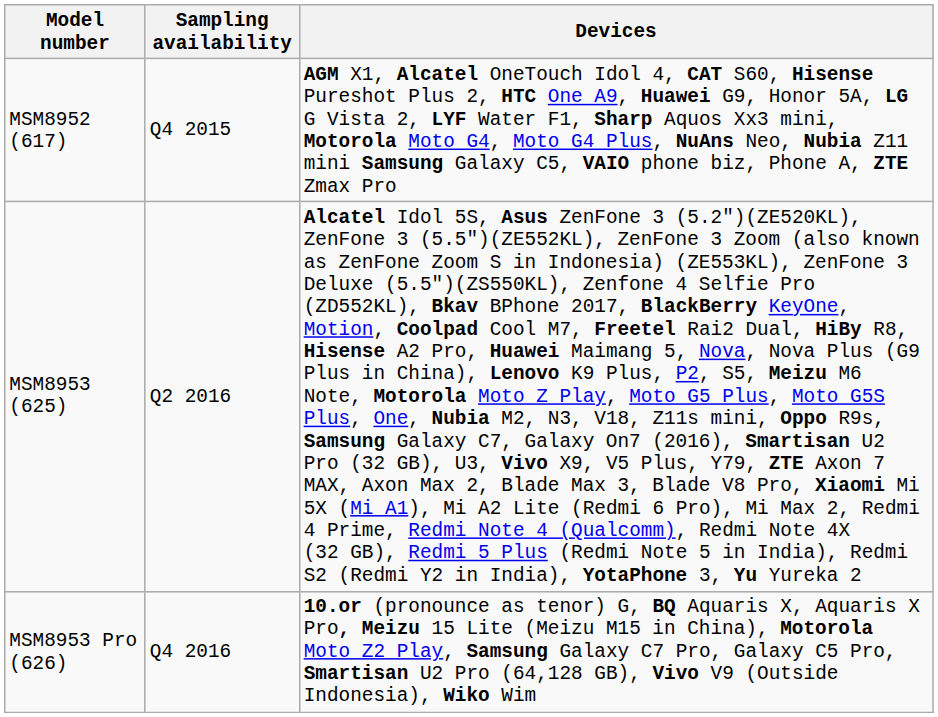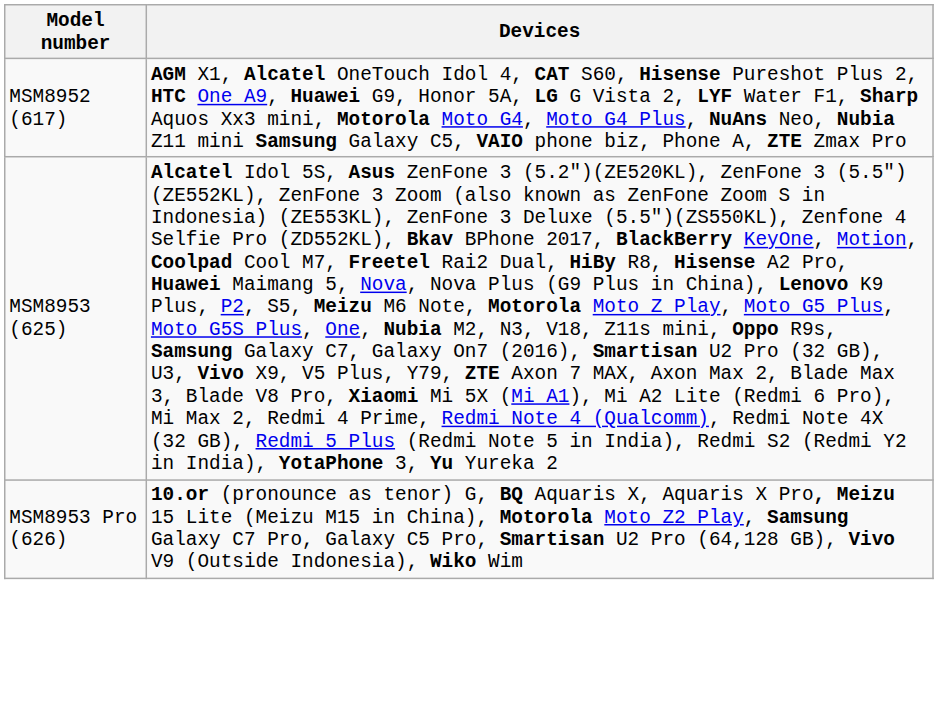- column: (222, 32)
